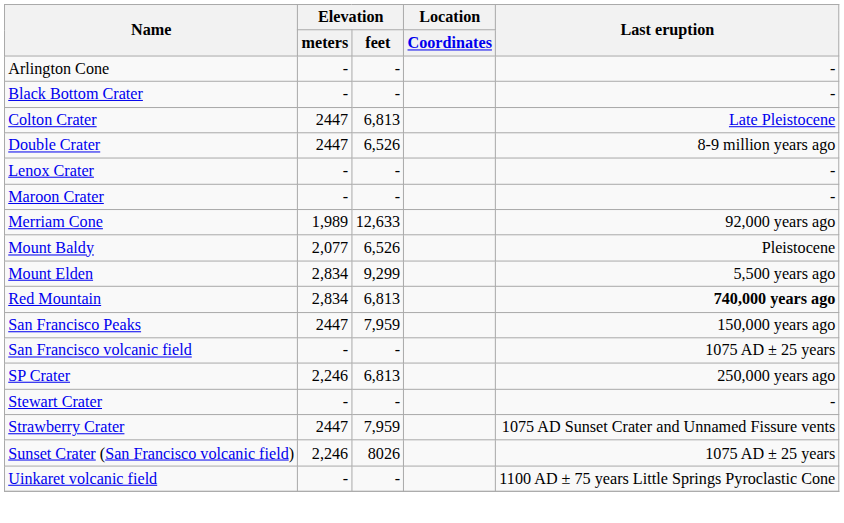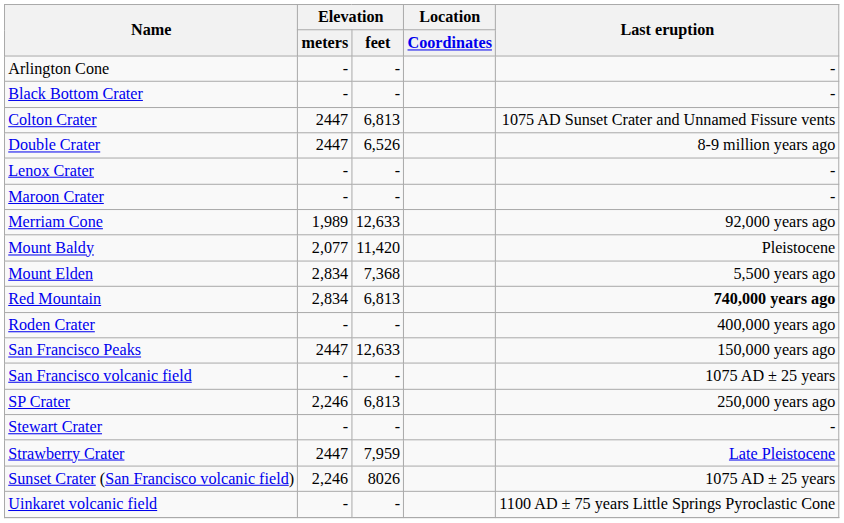(782, 119) Late Pleistocene -> (669, 119) 1075 AD Sunset Crater and Unnamed Fissure vents
(382, 247) 6,526 -> (378, 247) 11,420
(382, 273) 9,299 -> (382, 273) 7,368
+ row: (52, 324)
(382, 324) 7,959 -> (378, 350) 12,633
(669, 427) 1075 AD Sunset Crater and Unnamed Fissure vents -> (782, 453) Late Pleistocene
